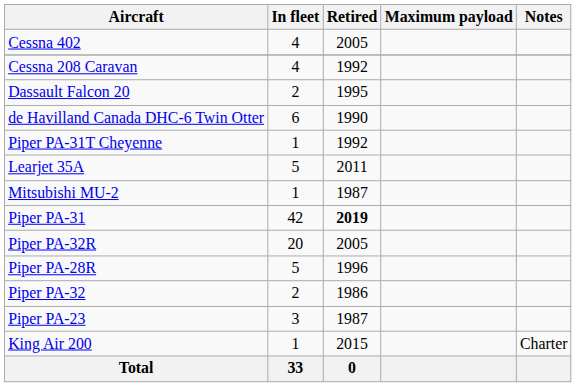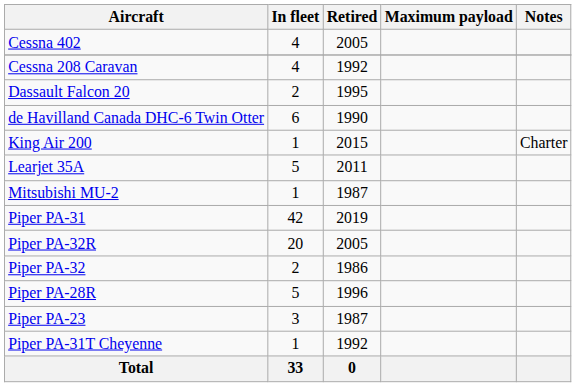rows swapped: (50, 343) <-> (85, 142)
(352, 218) bold -> (352, 218) normal
rows swapped: (47, 293) <-> (52, 268)
